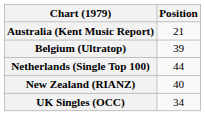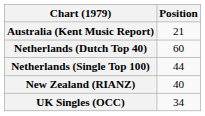- row: (80, 48)
+ row: (80, 48)
